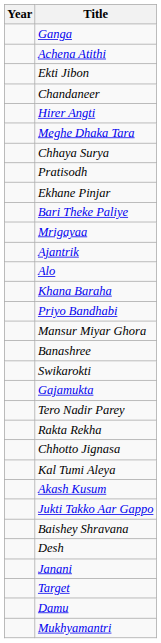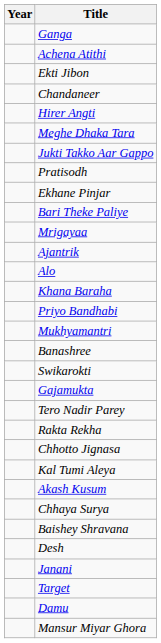rows swapped: (96, 509) <-> (73, 152)
rows swapped: (92, 331) <-> (75, 627)
